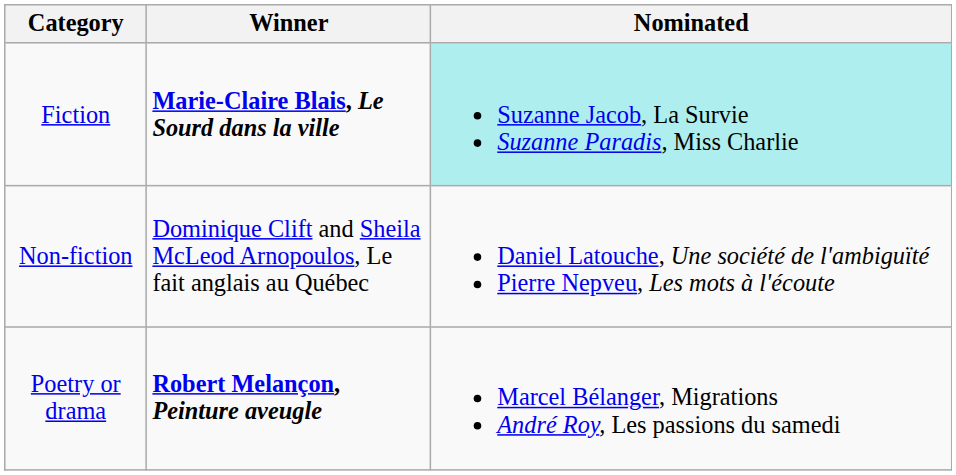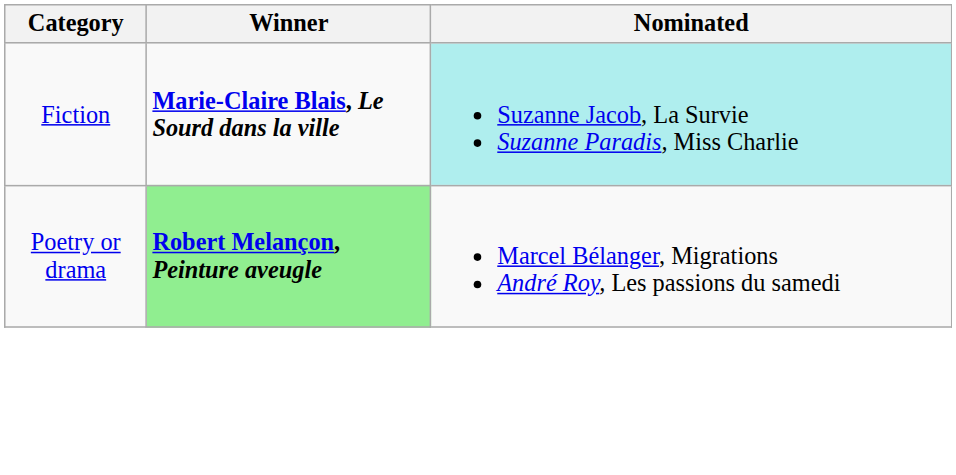- row: (76, 255)
(246, 397) no background -> (246, 255) lightgreen background
